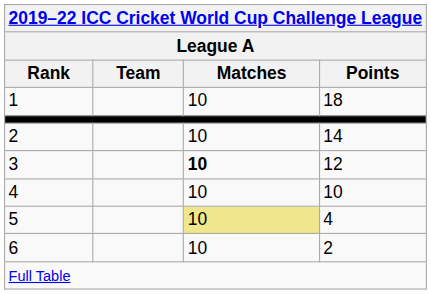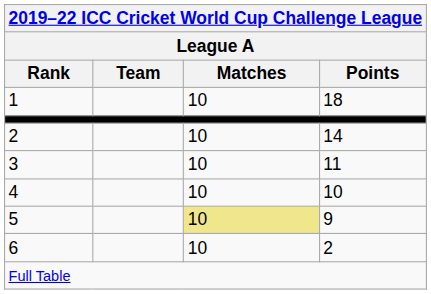(198, 164) bold -> (198, 164) normal
(333, 164) 12 -> (332, 164) 11
(328, 219) 4 -> (328, 219) 9
